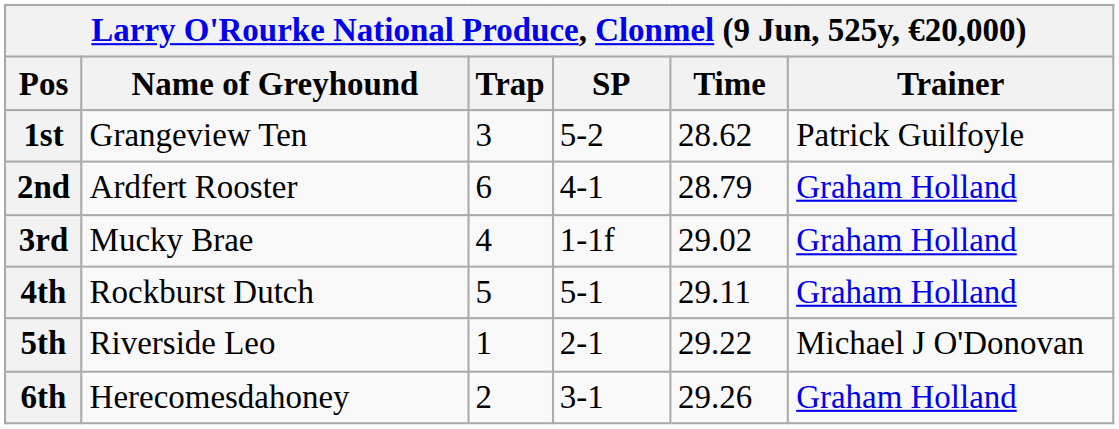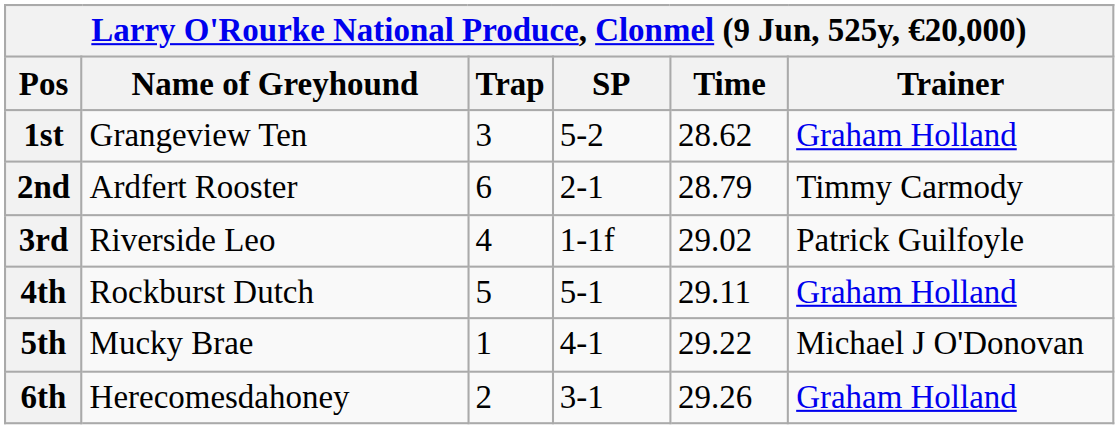(910, 135) Patrick Guilfoyle -> (906, 135) Graham Holland
(582, 187) 4-1 -> (582, 187) 2-1
(906, 187) Graham Holland -> (910, 187) Timmy Carmody
(172, 239) Mucky Brae -> (183, 239) Riverside Leo
(906, 239) Graham Holland -> (910, 239) Patrick Guilfoyle
(183, 344) Riverside Leo -> (172, 344) Mucky Brae
(582, 344) 2-1 -> (582, 344) 4-1
